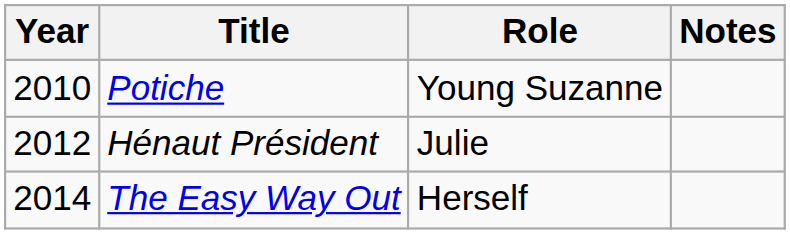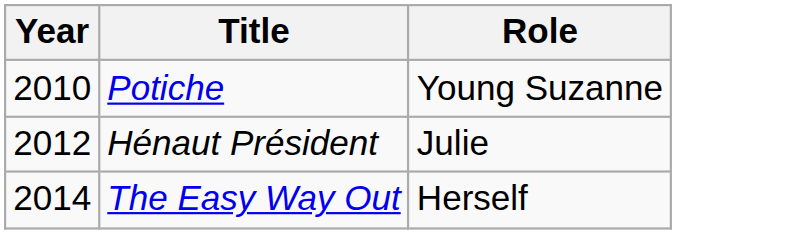- column: (728, 32)
